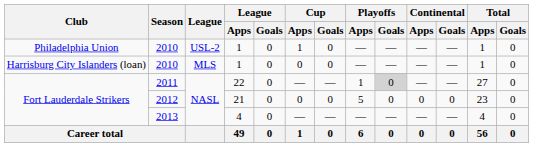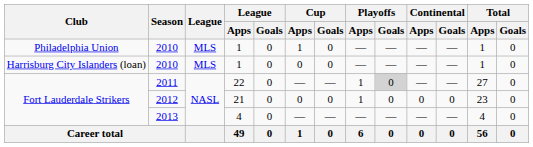(205, 47) USL-2 -> (205, 47) MLS
(361, 99) 5 -> (361, 99) 1
